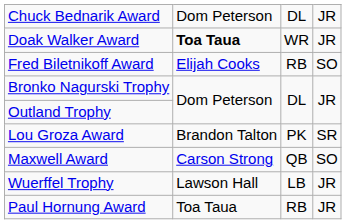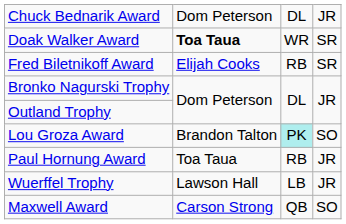(327, 40) JR -> (327, 40) SR
(327, 64) SO -> (327, 64) SR
(297, 135) no background -> (297, 135) paleturquoise background
(327, 135) SR -> (327, 135) SO
rows swapped: (77, 207) <-> (58, 159)
